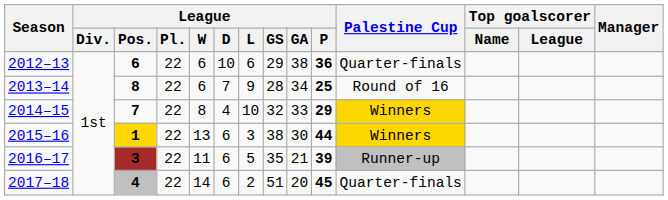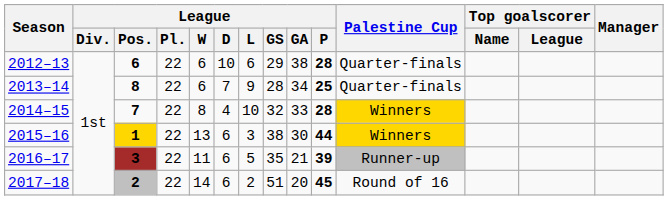(324, 64) 36 -> (324, 64) 28
(401, 88) Round of 16 -> (401, 88) Quarter-finals
(324, 111) 29 -> (324, 111) 28
(135, 183) 4 -> (135, 183) 2
(401, 183) Quarter-finals -> (401, 183) Round of 16
